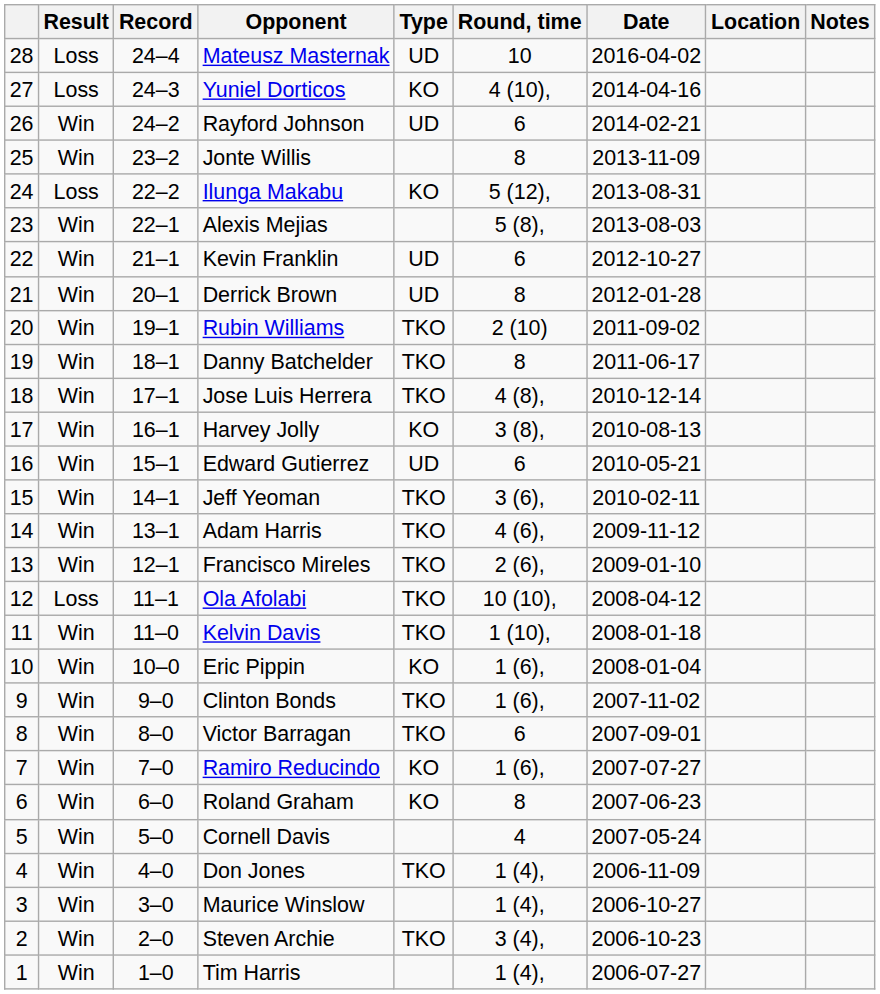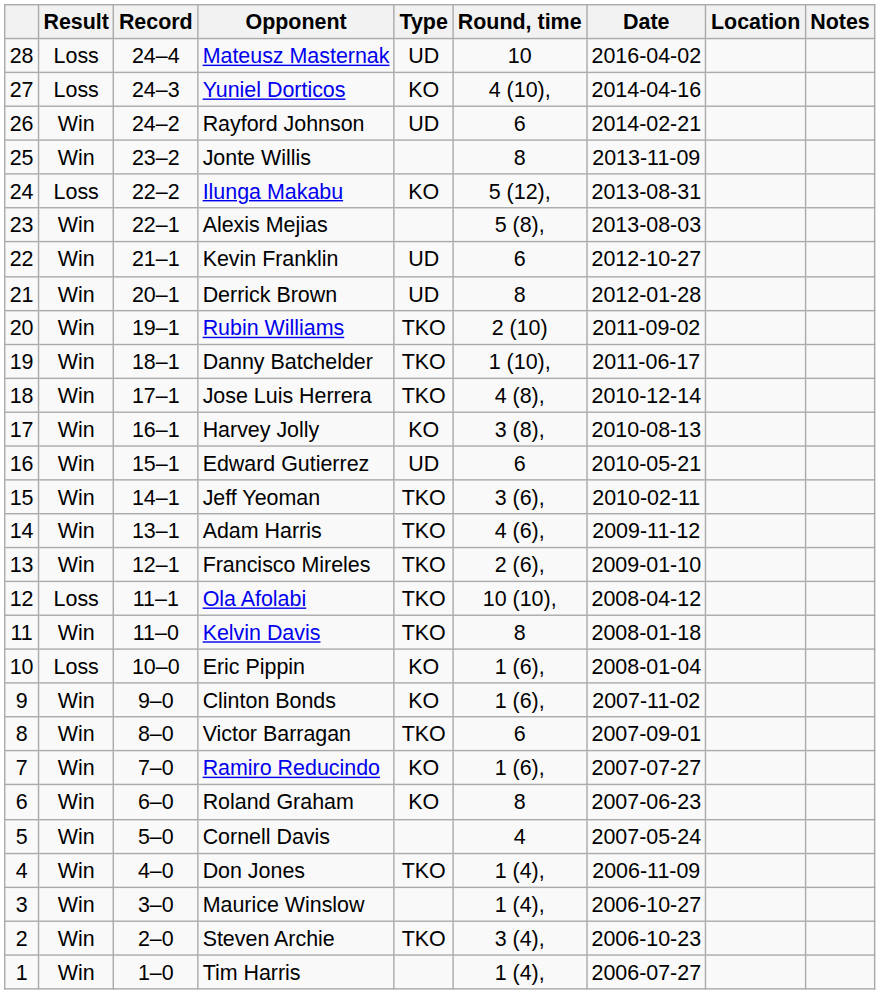(520, 361) 8 -> (520, 361) 1 (10),
(520, 633) 1 (10), -> (520, 633) 8
(76, 666) Win -> (76, 666) Loss
(424, 700) TKO -> (424, 700) KO
